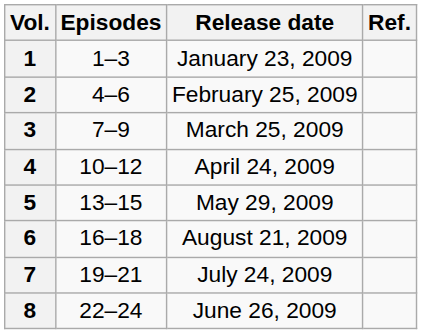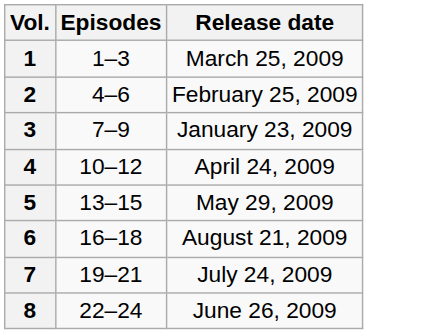- column: (389, 22)
(265, 58) January 23, 2009 -> (265, 58) March 25, 2009
(265, 130) March 25, 2009 -> (265, 130) January 23, 2009
